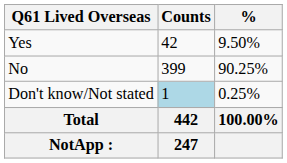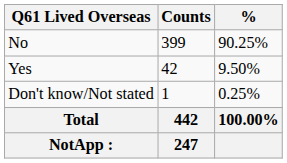rows swapped: (20, 42) <-> (18, 68)
(165, 94) lightblue background -> (165, 94) no background
